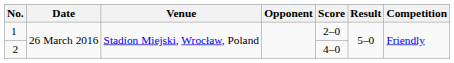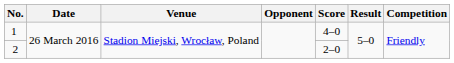(332, 31) 2–0 -> (332, 31) 4–0
(332, 49) 4–0 -> (332, 49) 2–0
